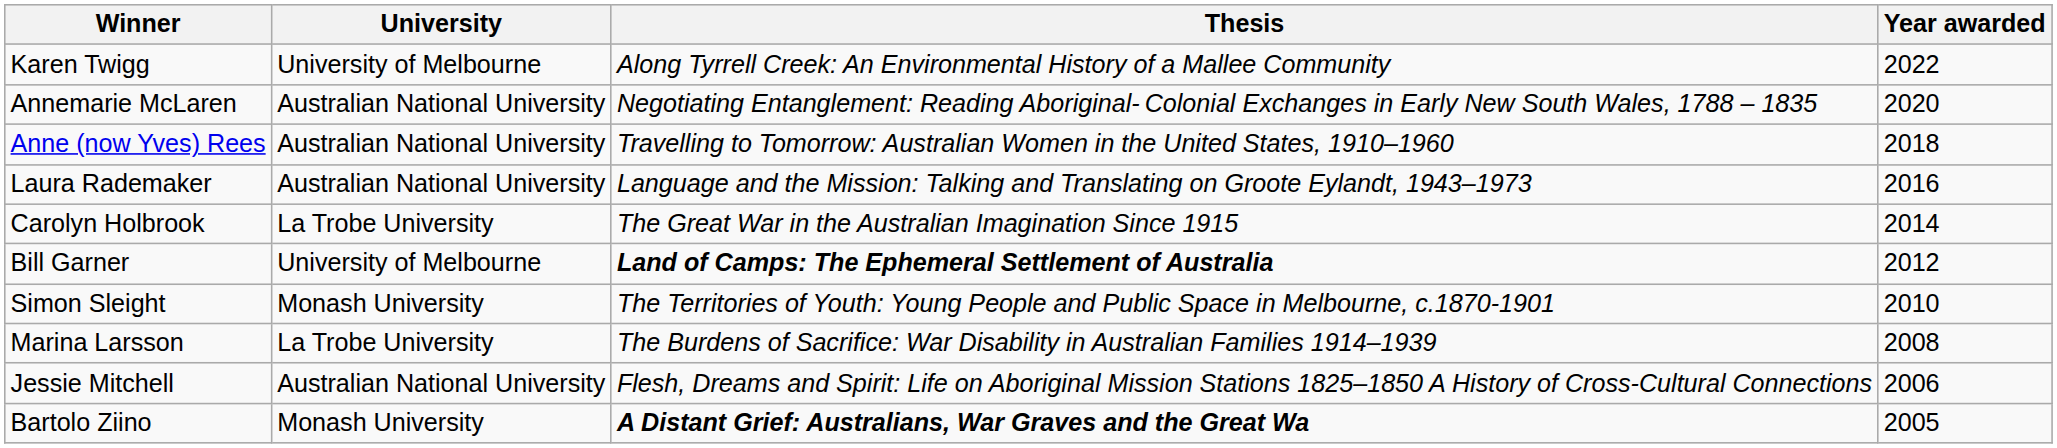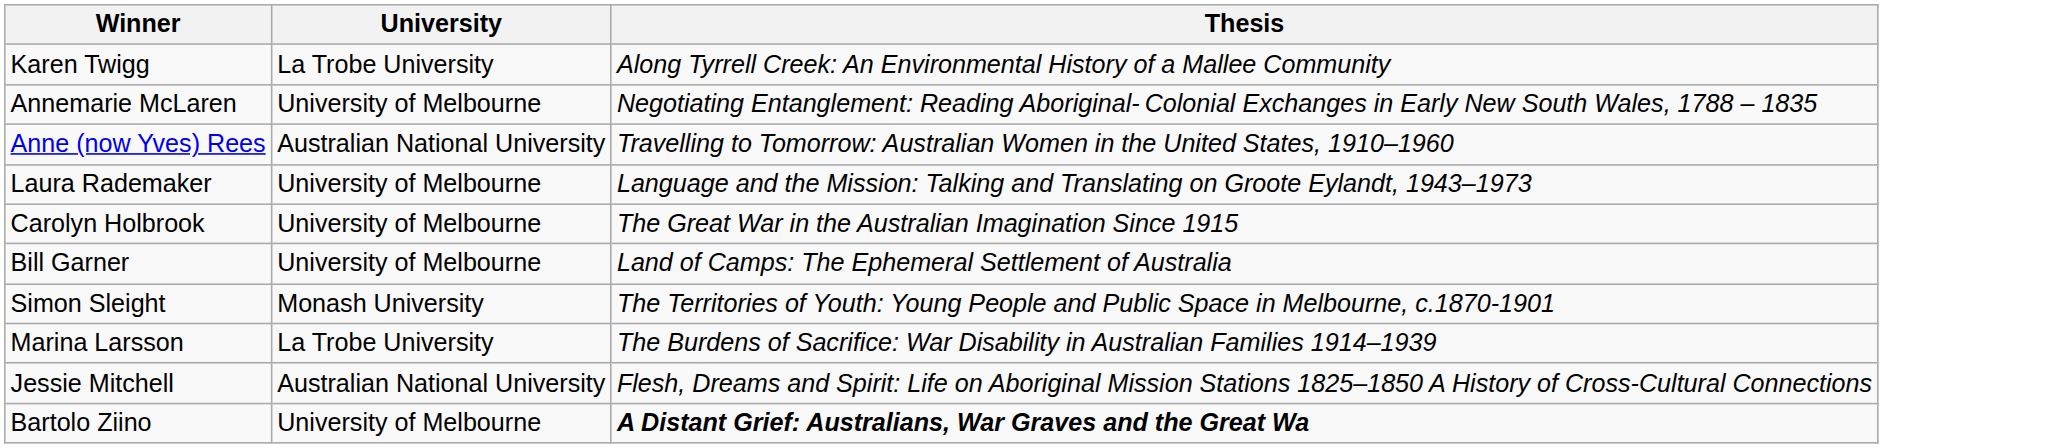- column: (1965, 24)
(409, 64) University of Melbourne -> (385, 64) La Trobe University
(441, 104) Australian National University -> (409, 104) University of Melbourne
(441, 183) Australian National University -> (409, 183) University of Melbourne
(385, 223) La Trobe University -> (409, 223) University of Melbourne
(945, 263) bold -> (924, 263) normal
(381, 422) Monash University -> (409, 422) University of Melbourne
